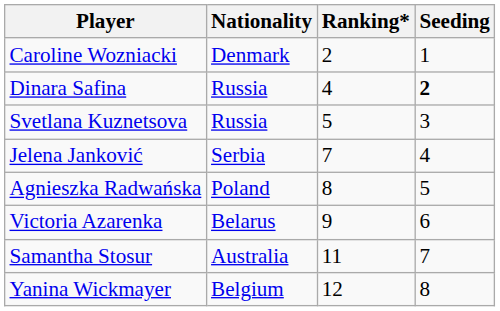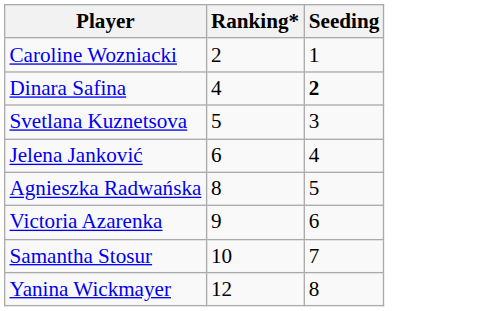- column: (262, 21)
(327, 155) 7 -> (216, 155) 6
(332, 255) 11 -> (222, 255) 10
